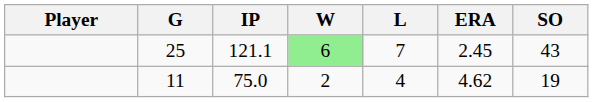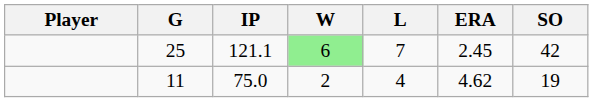(550, 50) 43 -> (550, 50) 42
